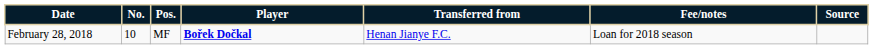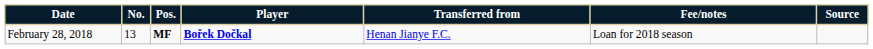(130, 34) 10 -> (130, 34) 13
(162, 34) normal -> (162, 34) bold
